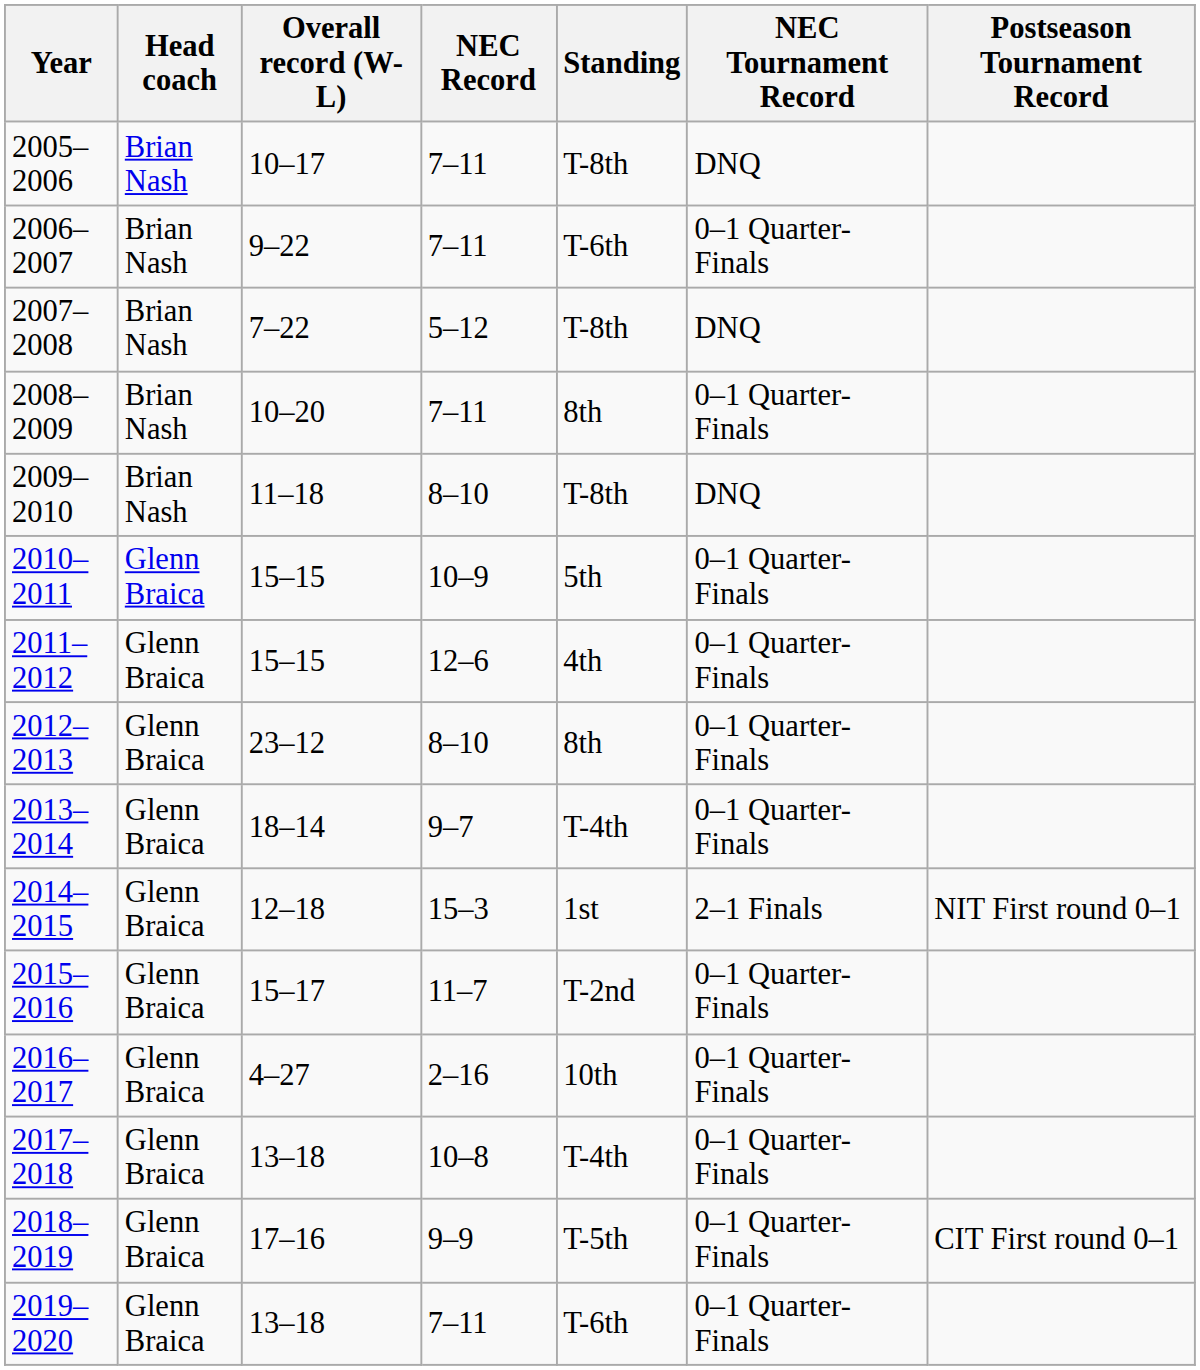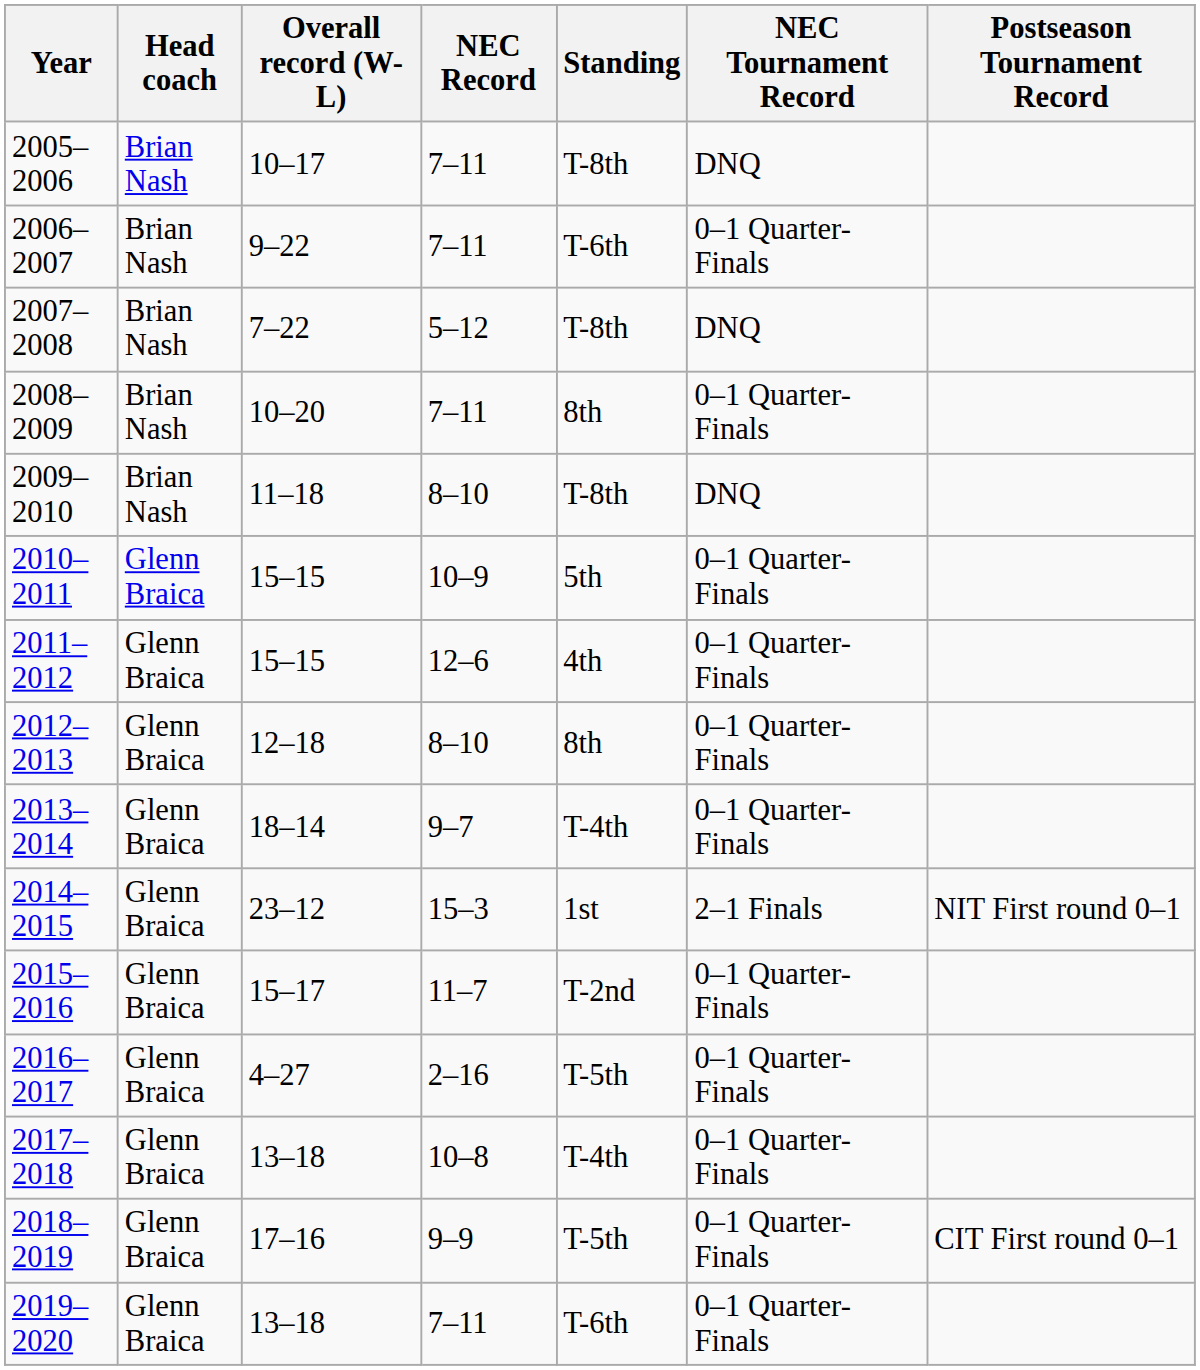(287, 743) 23–12 -> (287, 743) 12–18
(287, 908) 12–18 -> (287, 908) 23–12
(590, 1074) 10th -> (596, 1074) T-5th
